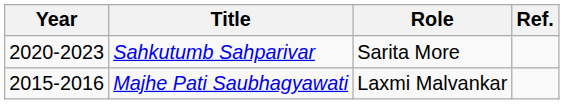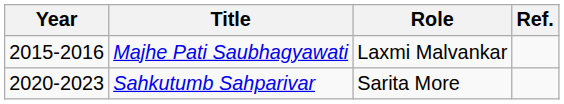rows swapped: (231, 83) <-> (214, 51)
